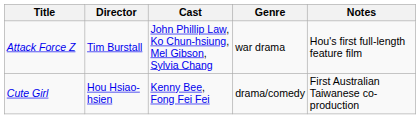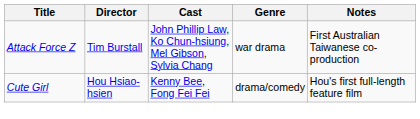(358, 47) Hou's first full-length feature film -> (345, 47) First Australian Taiwanese co-production
(345, 93) First Australian Taiwanese co-production -> (358, 87) Hou's first full-length feature film
